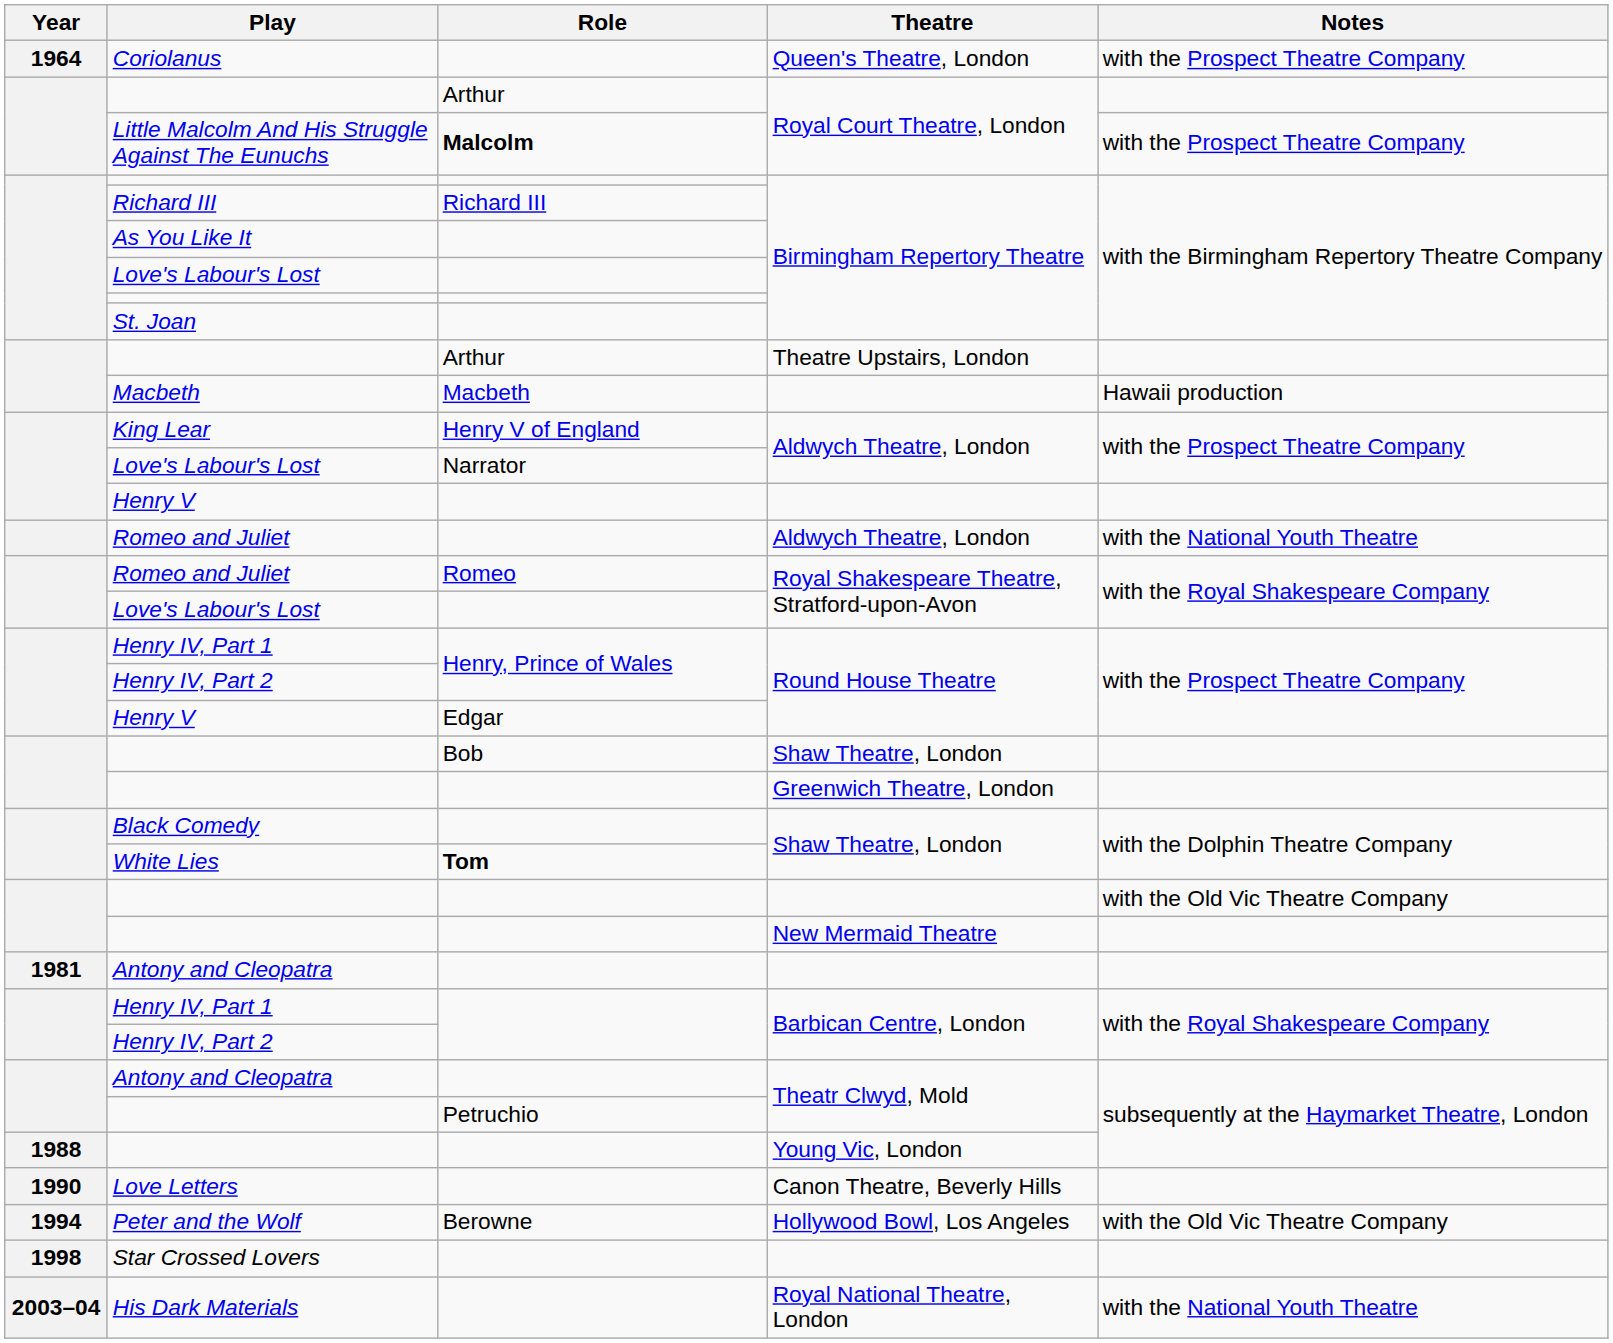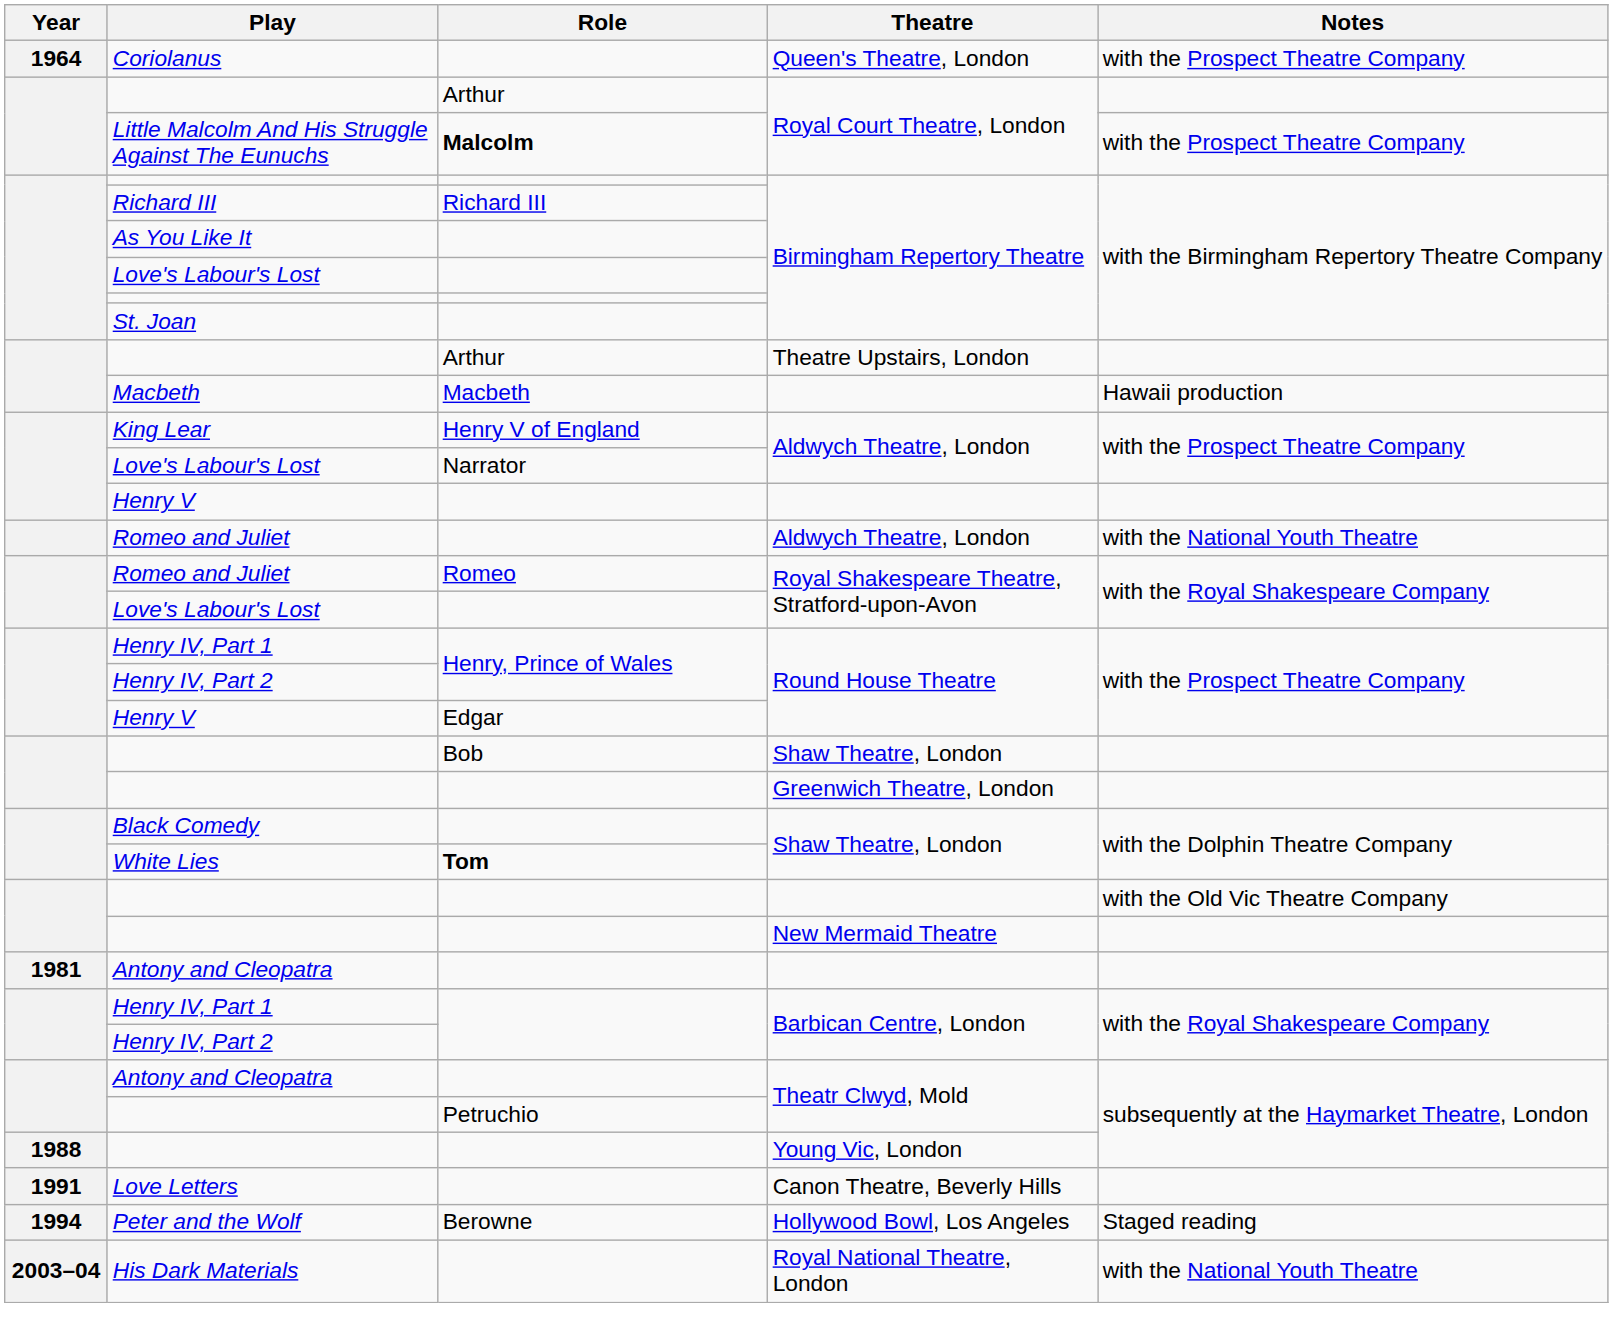(56, 1186) 1990 -> (56, 1186) 1991
(1275, 1222) with the Old Vic Theatre Company -> (1180, 1222) Staged reading
- row: (216, 1258)
